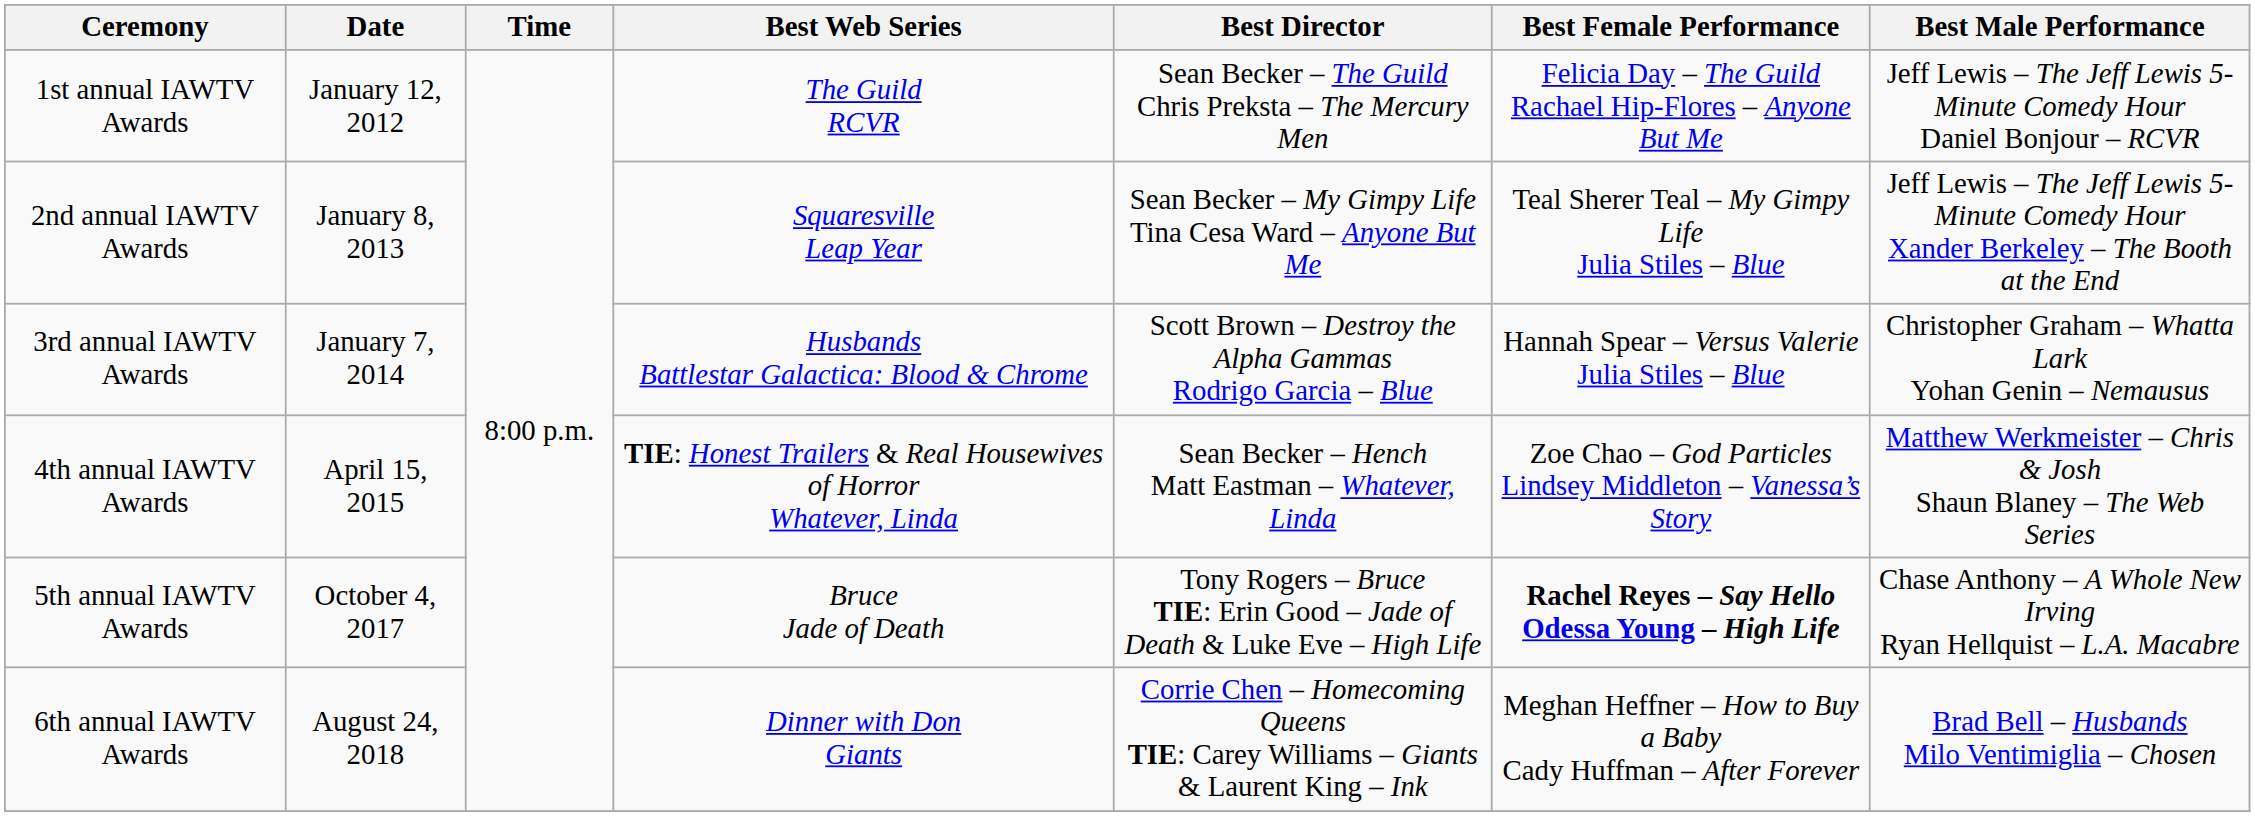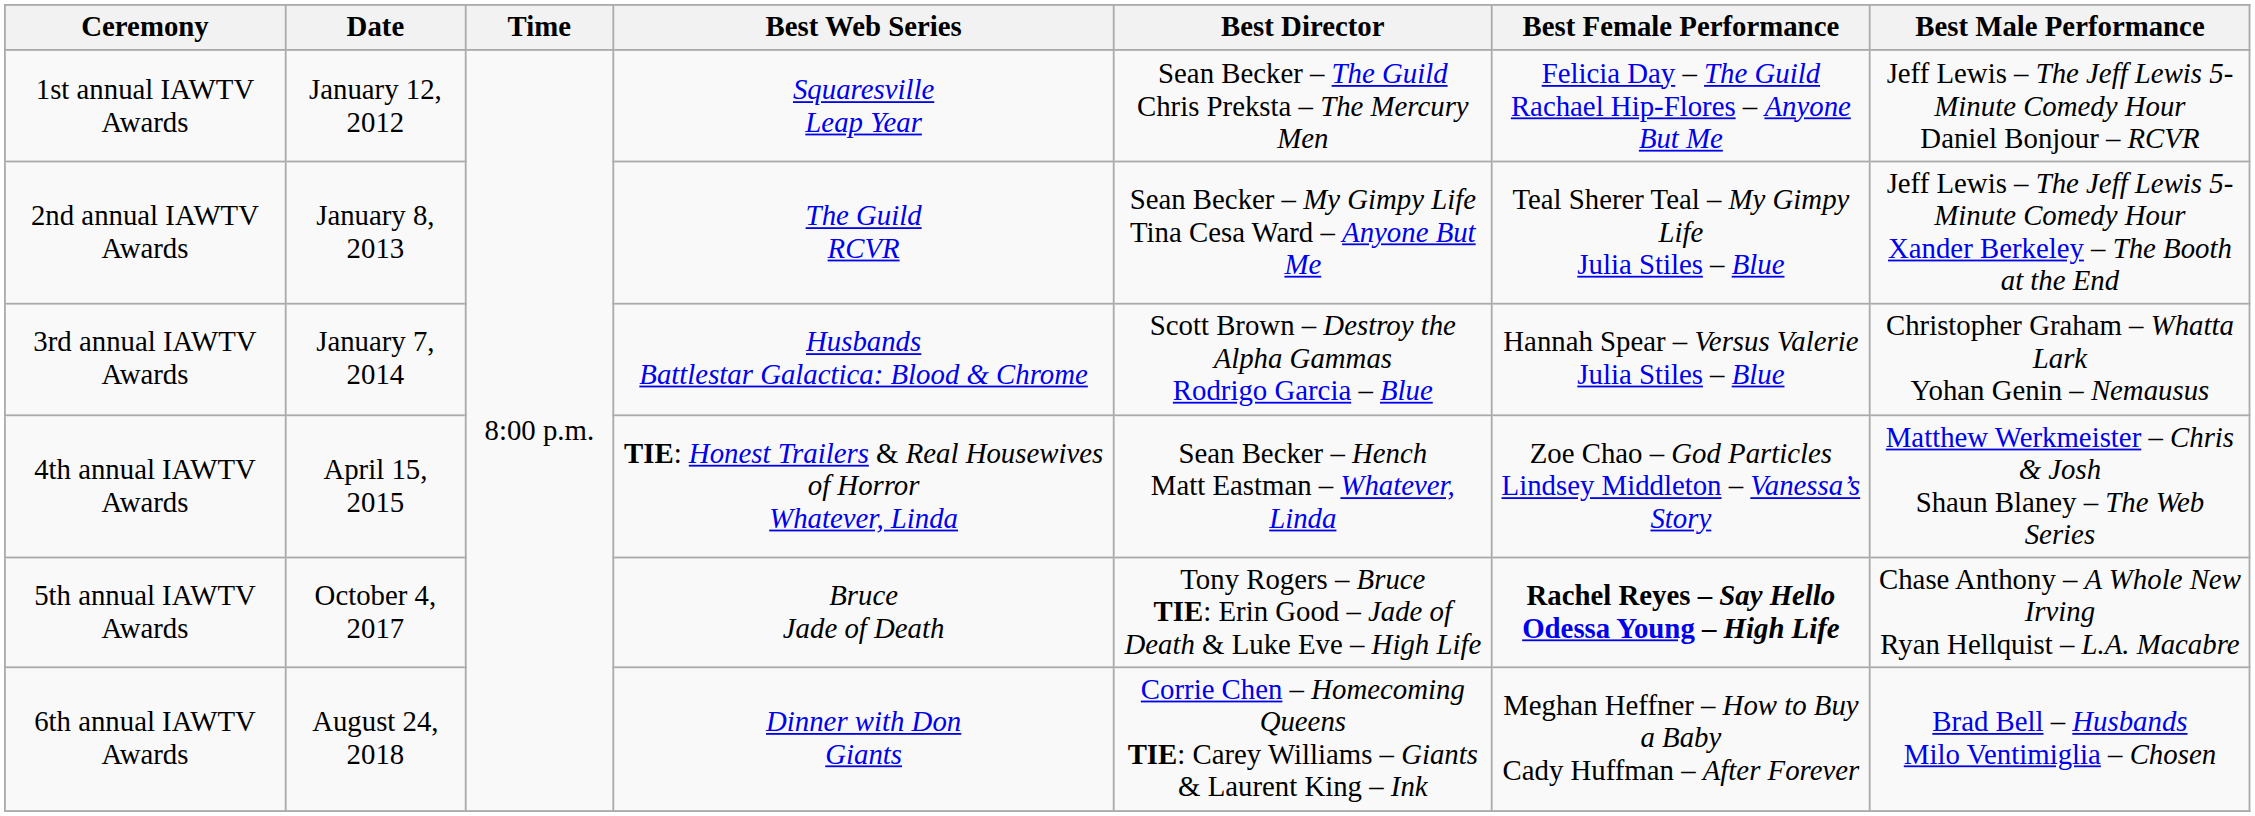(864, 105) The Guild RCVR -> (864, 105) Squaresville Leap Year
(864, 232) Squaresville Leap Year -> (864, 232) The Guild RCVR
